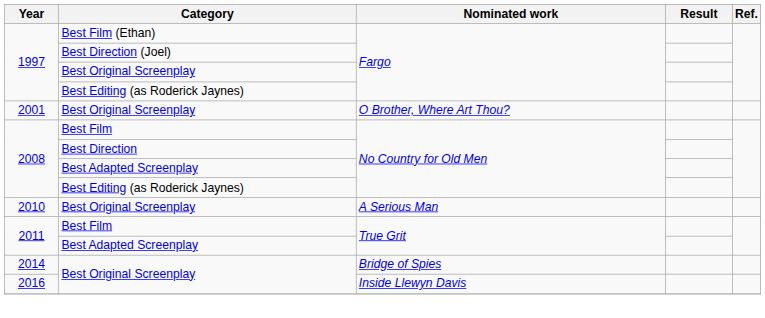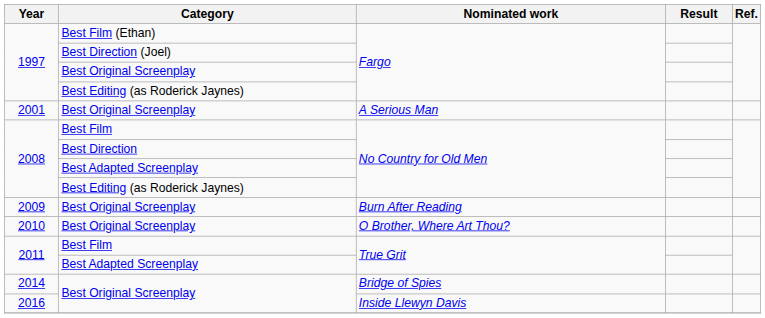(434, 110) O Brother, Where Art Thou? -> (399, 110) A Serious Man
+ row: (32, 206)
(399, 206) A Serious Man -> (434, 226) O Brother, Where Art Thou?
